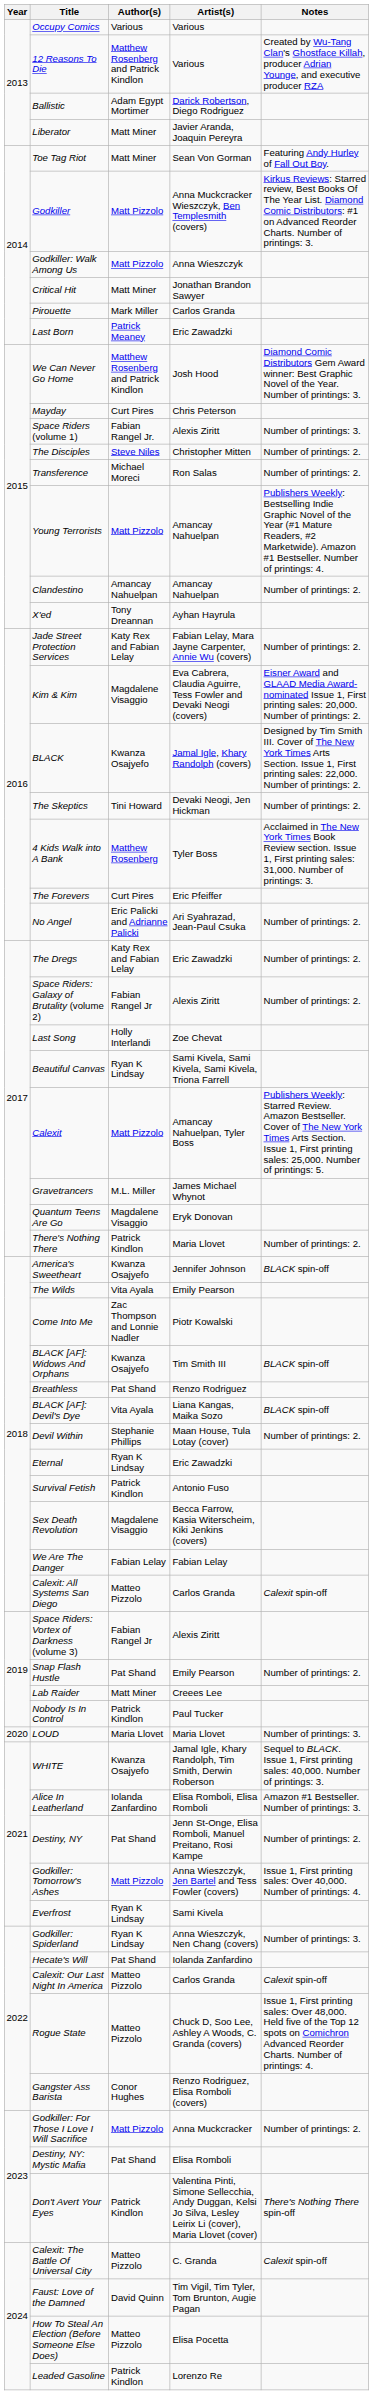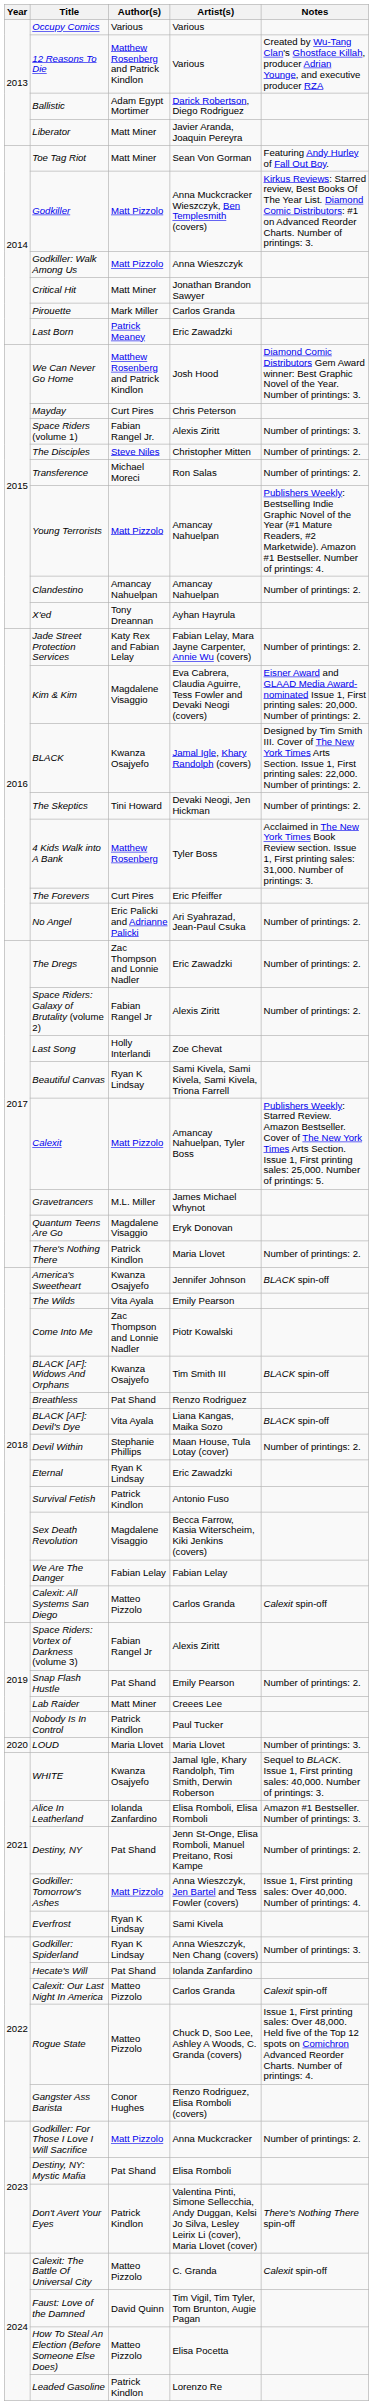(135, 958) Katy Rex and Fabian Lelay -> (135, 964) Zac Thompson and Lonnie Nadler
